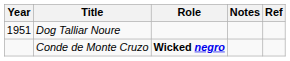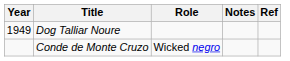(19, 30) 1951 -> (19, 30) 1949
(189, 47) bold -> (187, 47) normal
